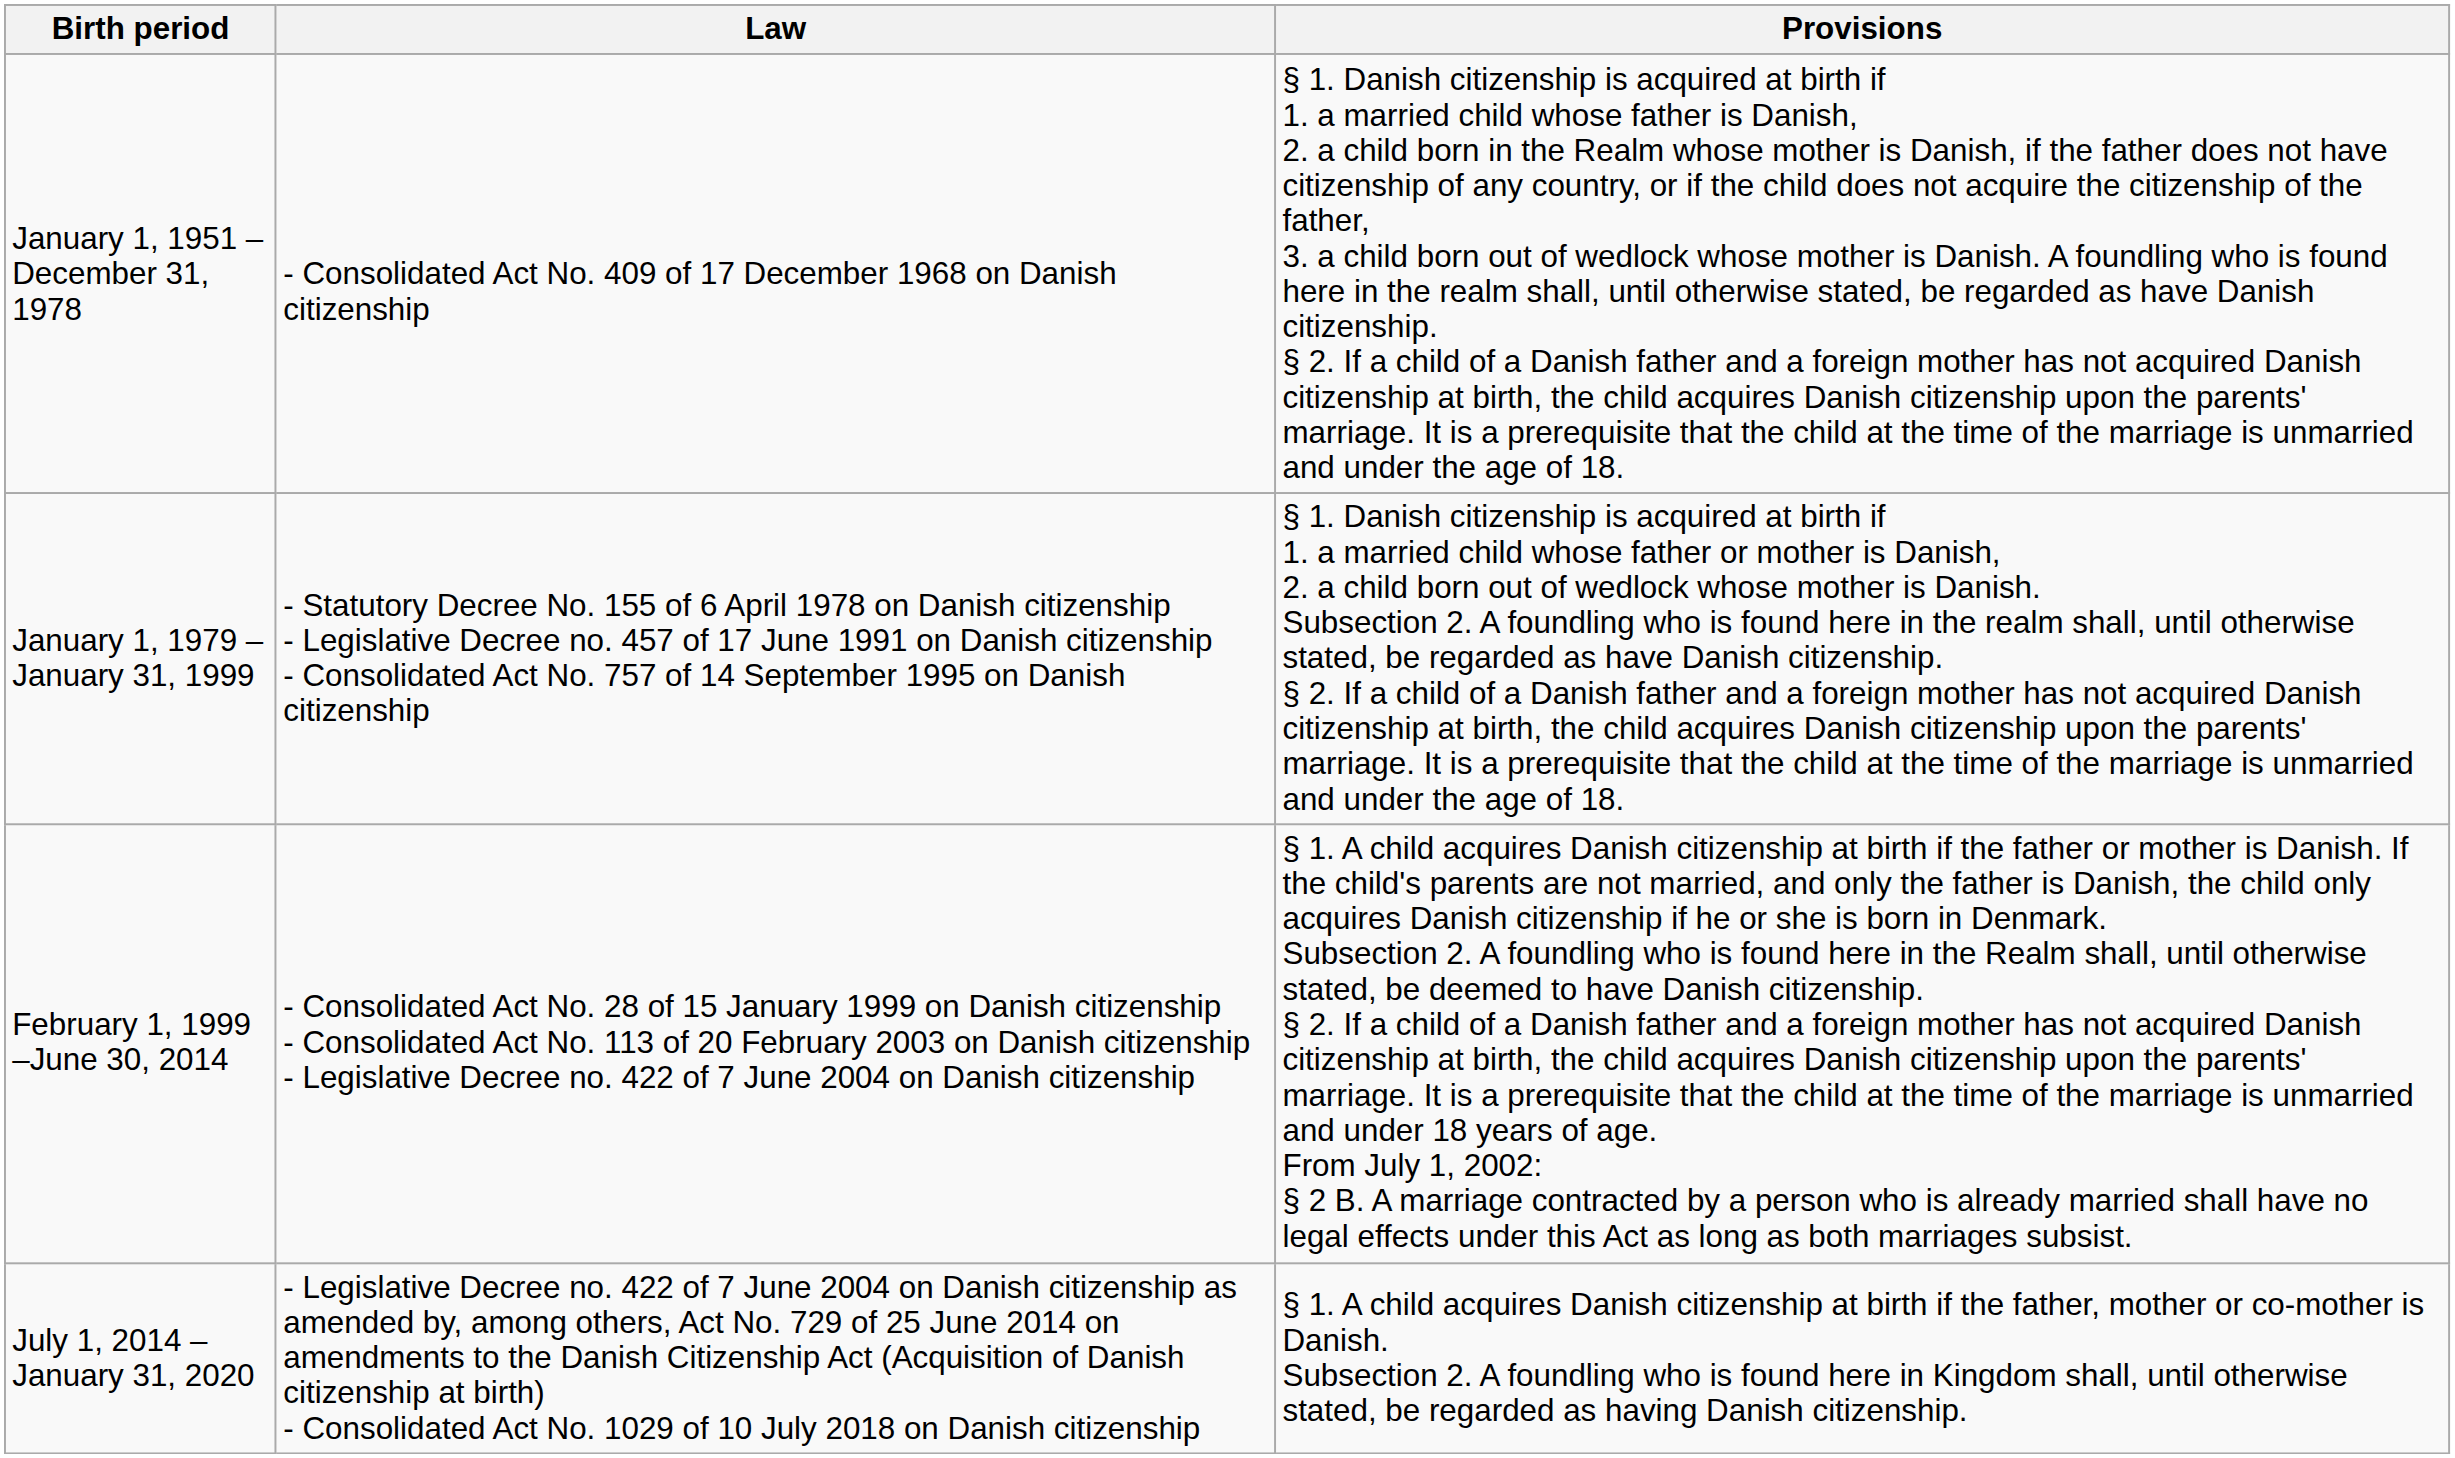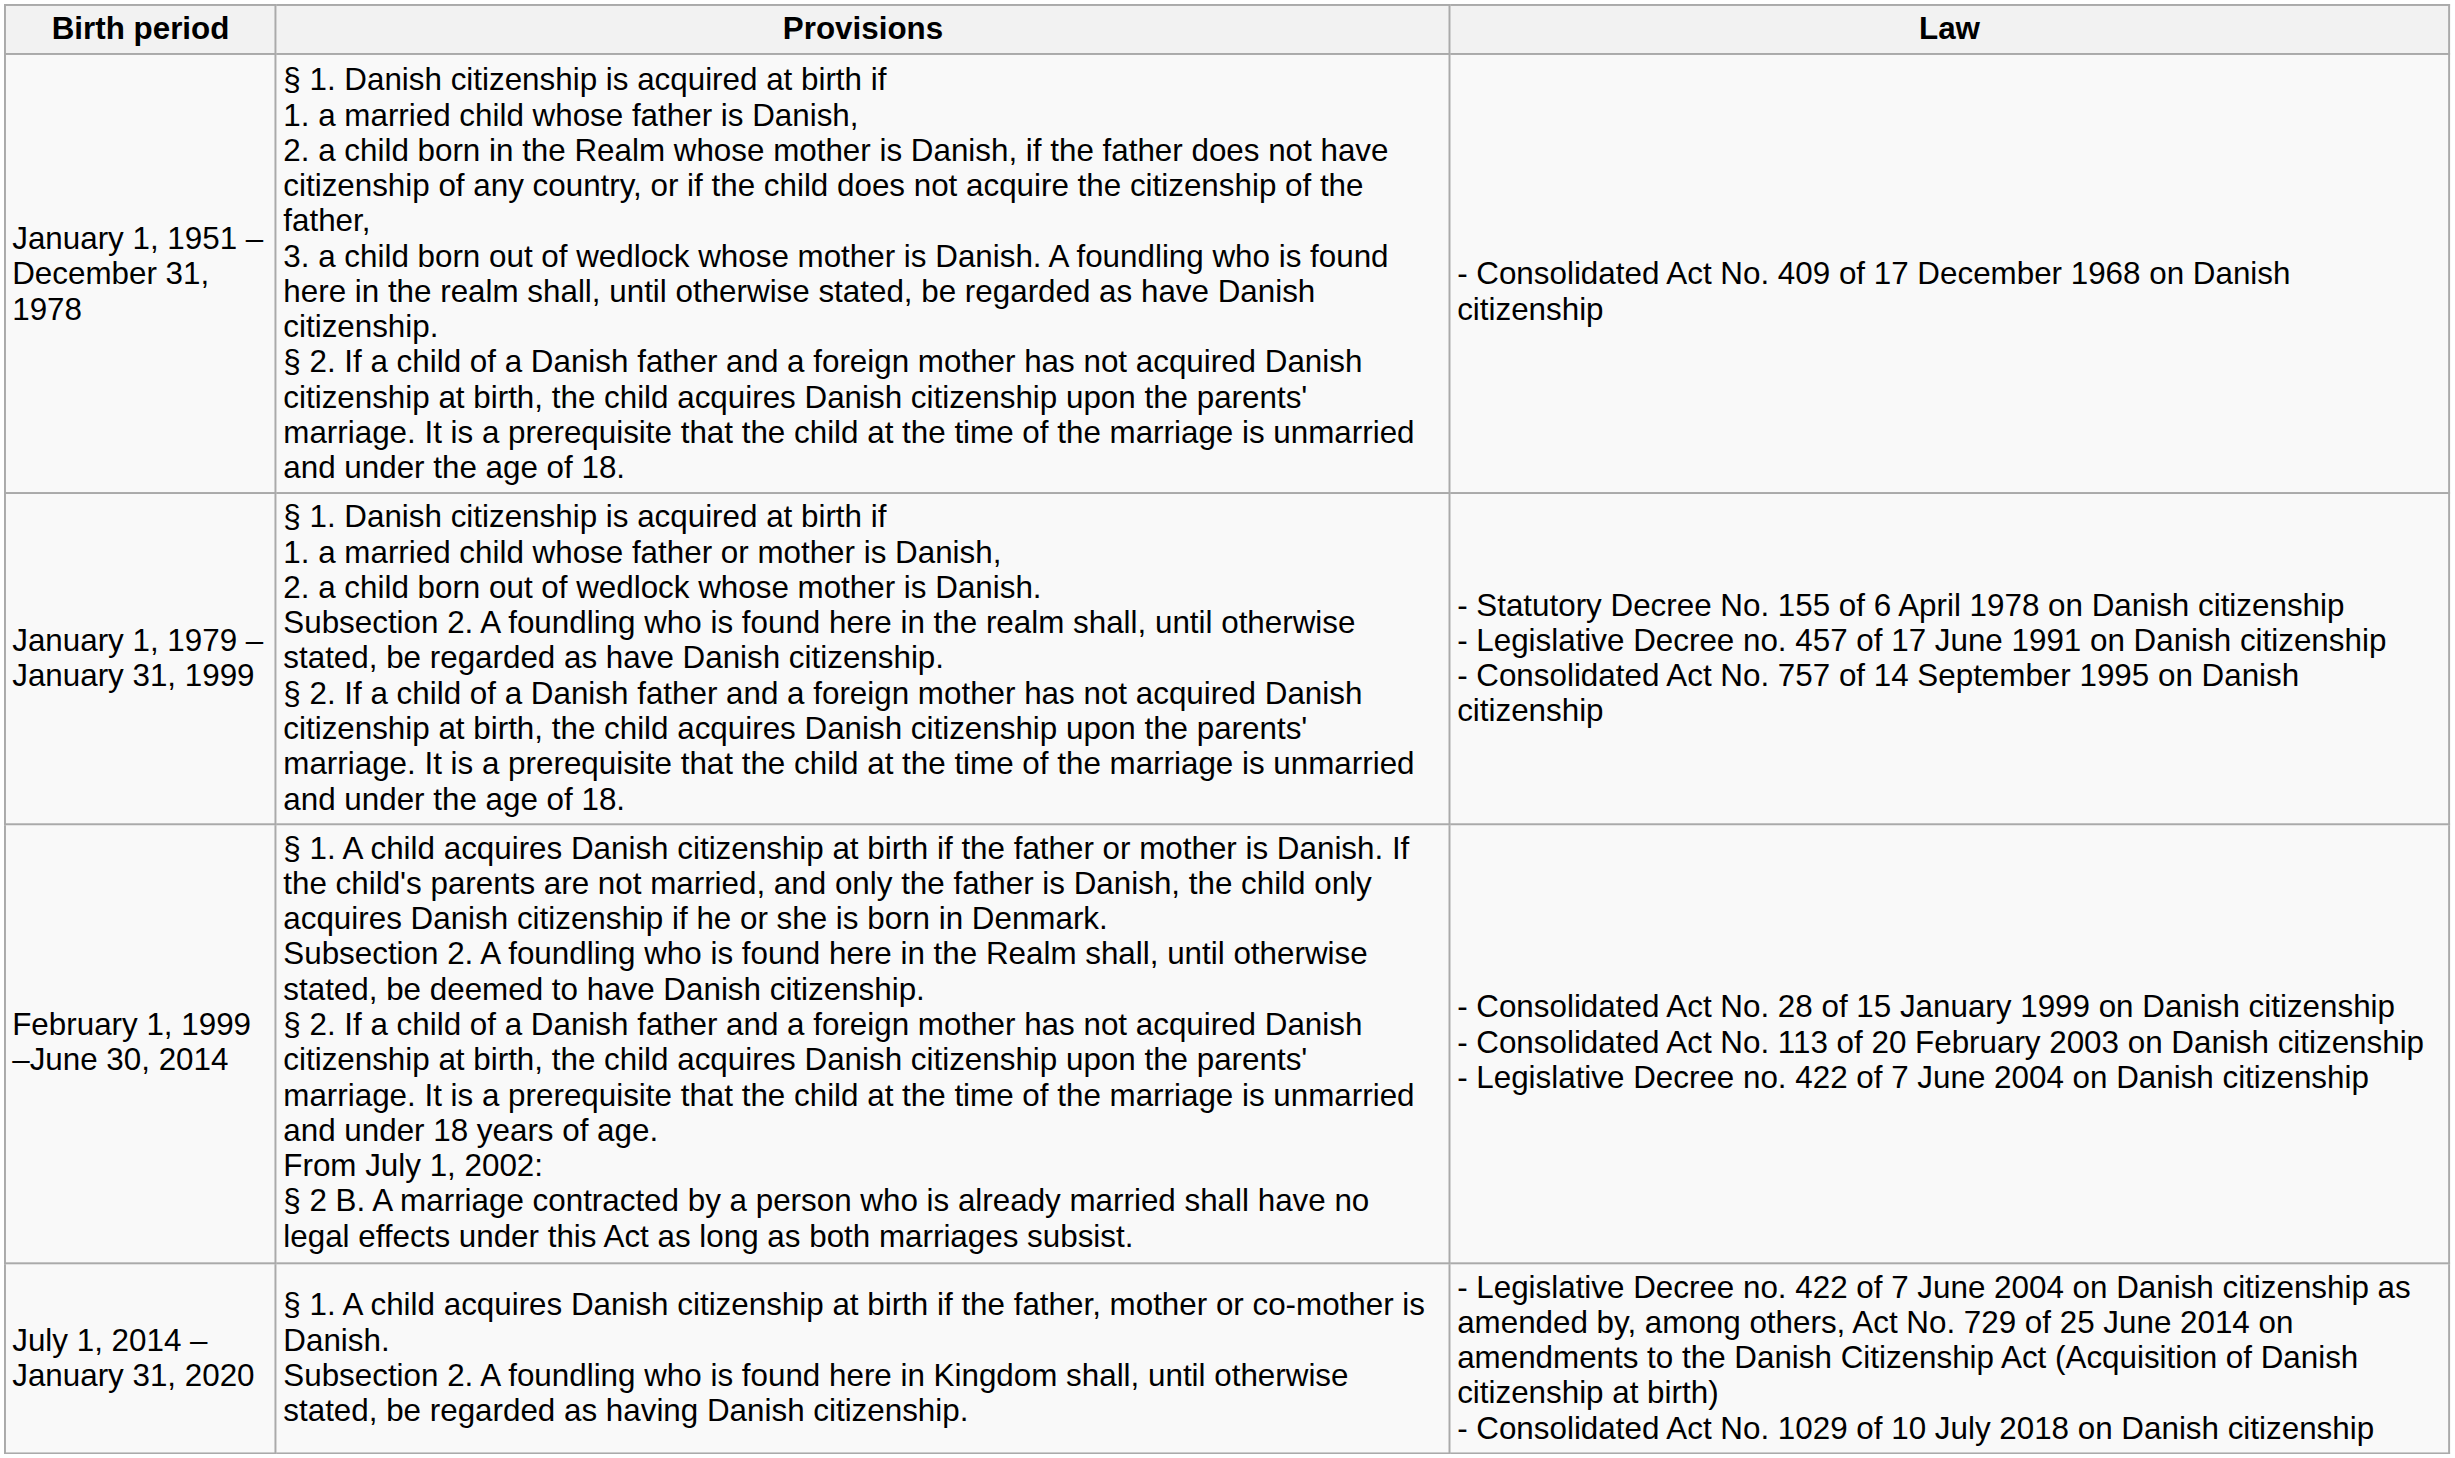columns swapped: (776, 29) <-> (1862, 29)
